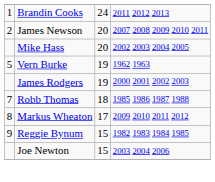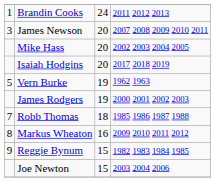(10, 30) 2 -> (10, 30) 3
+ row: (50, 64)
(103, 116) 17 -> (103, 133) 16
